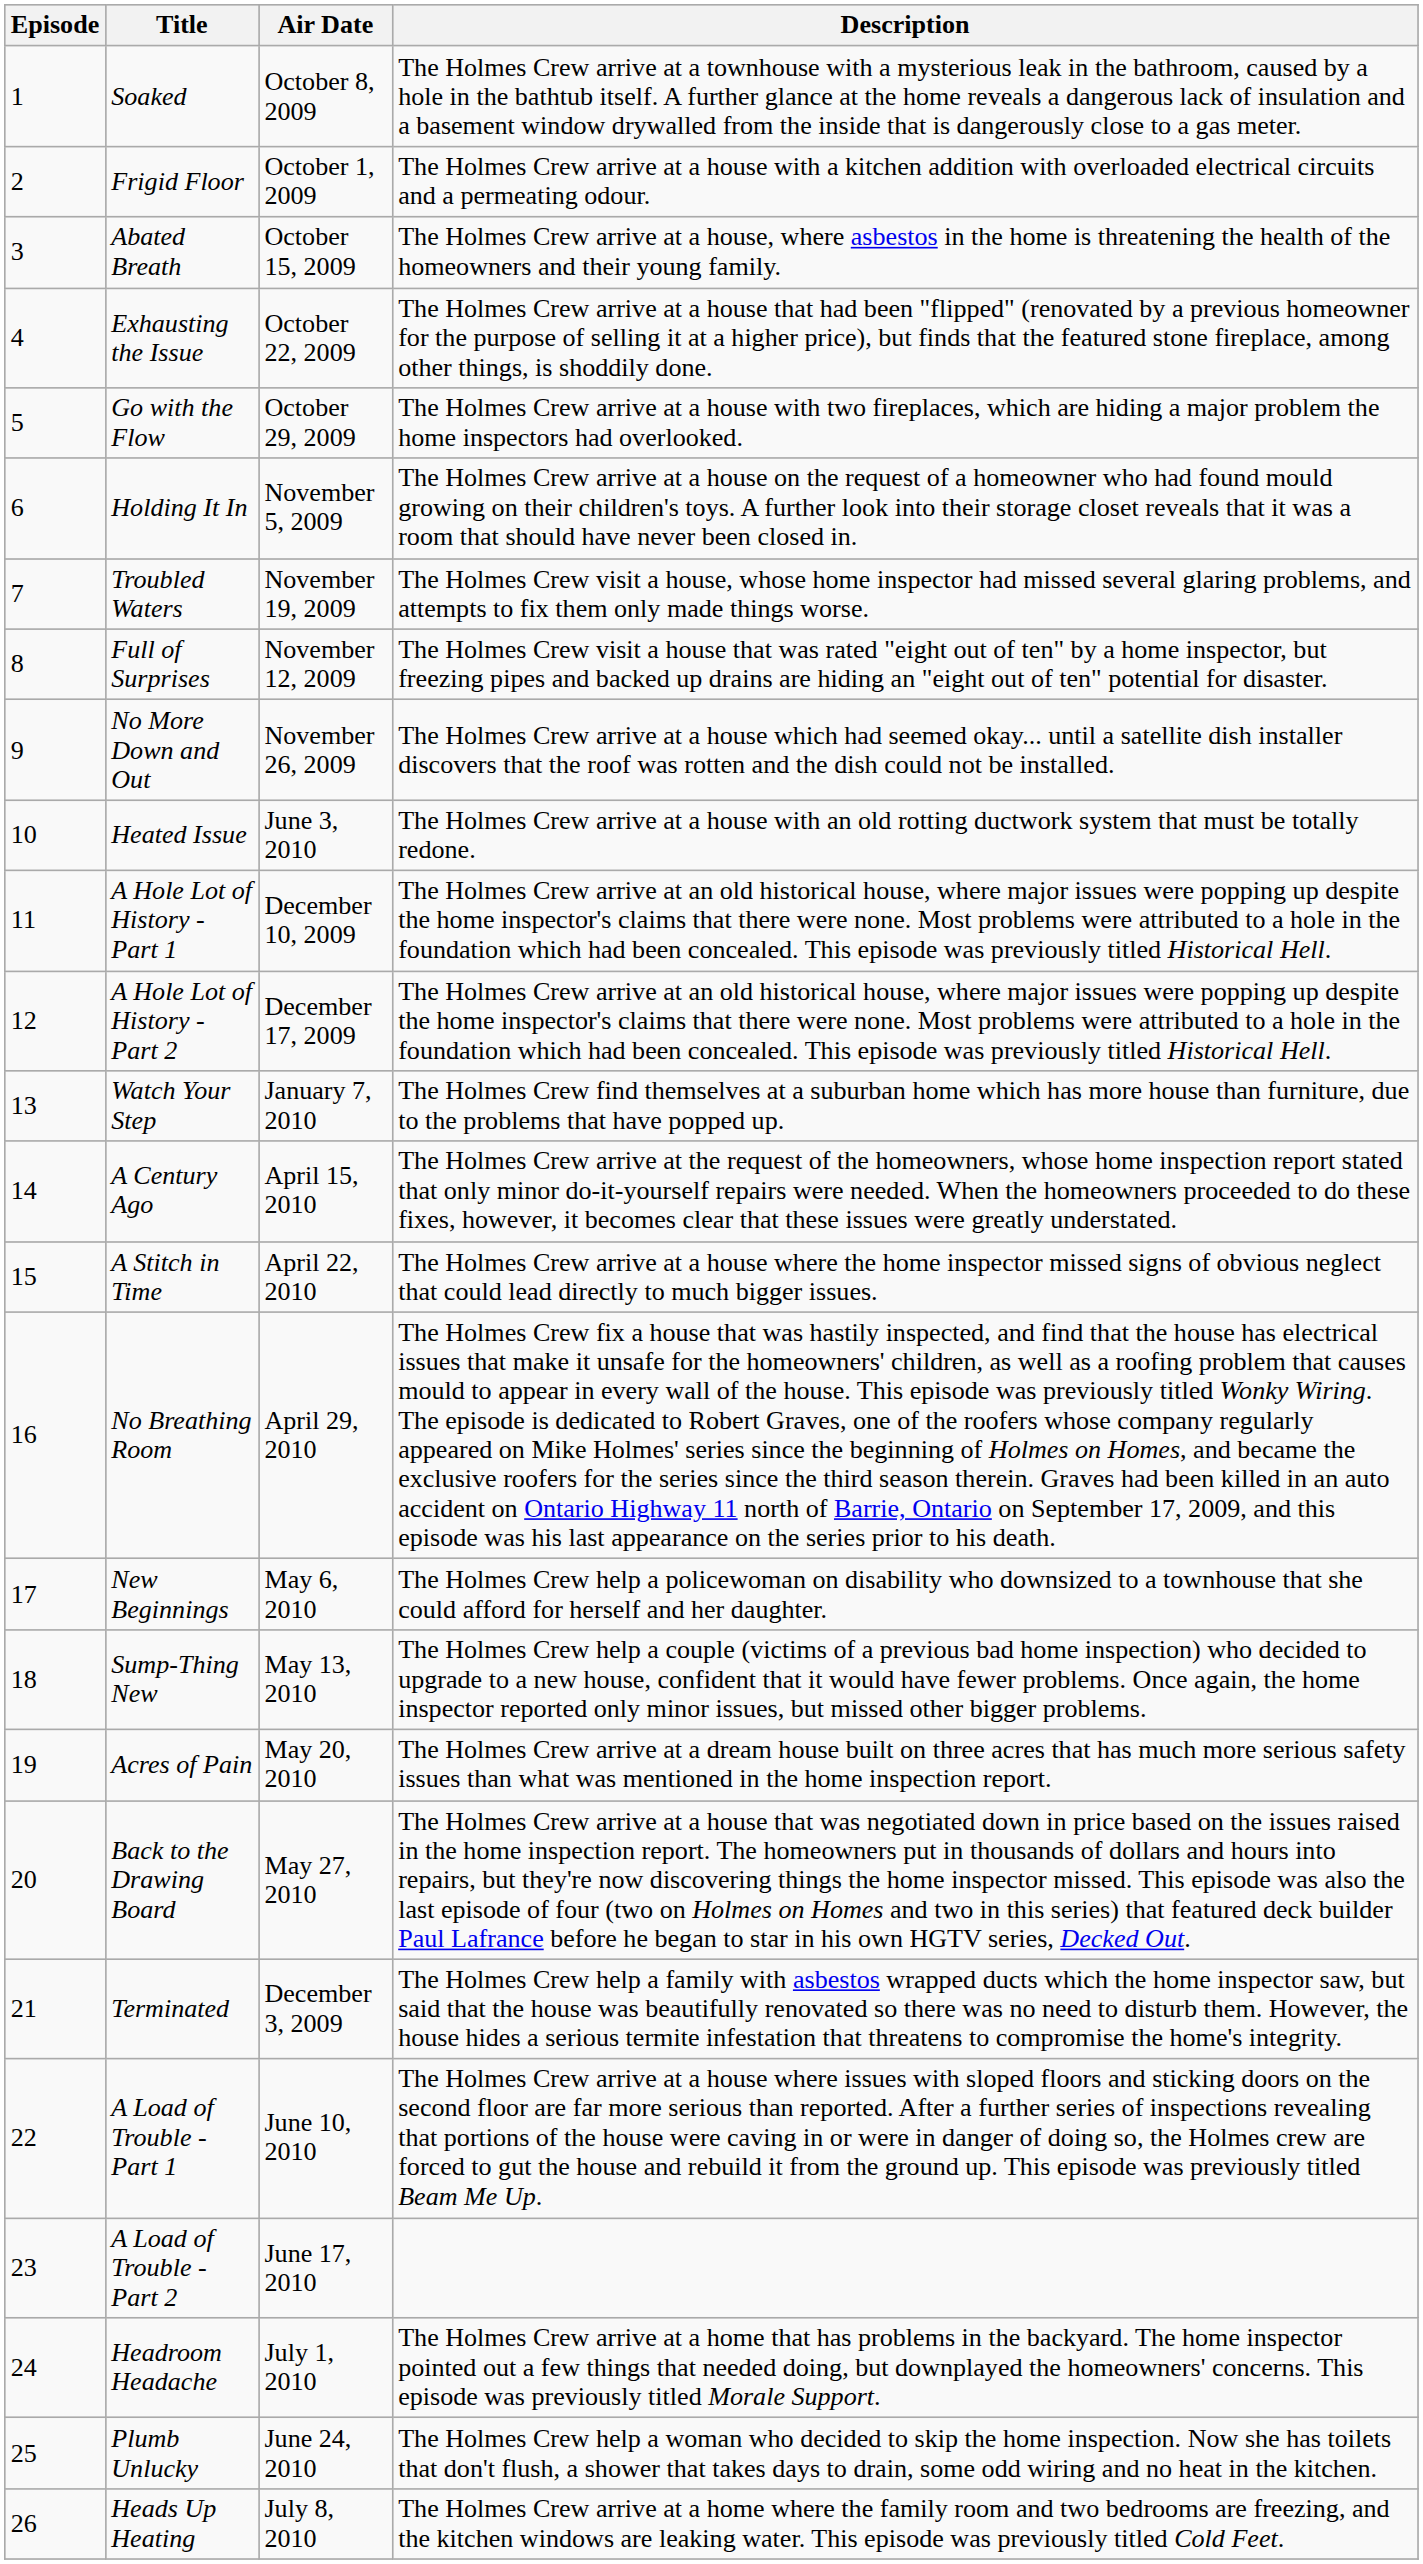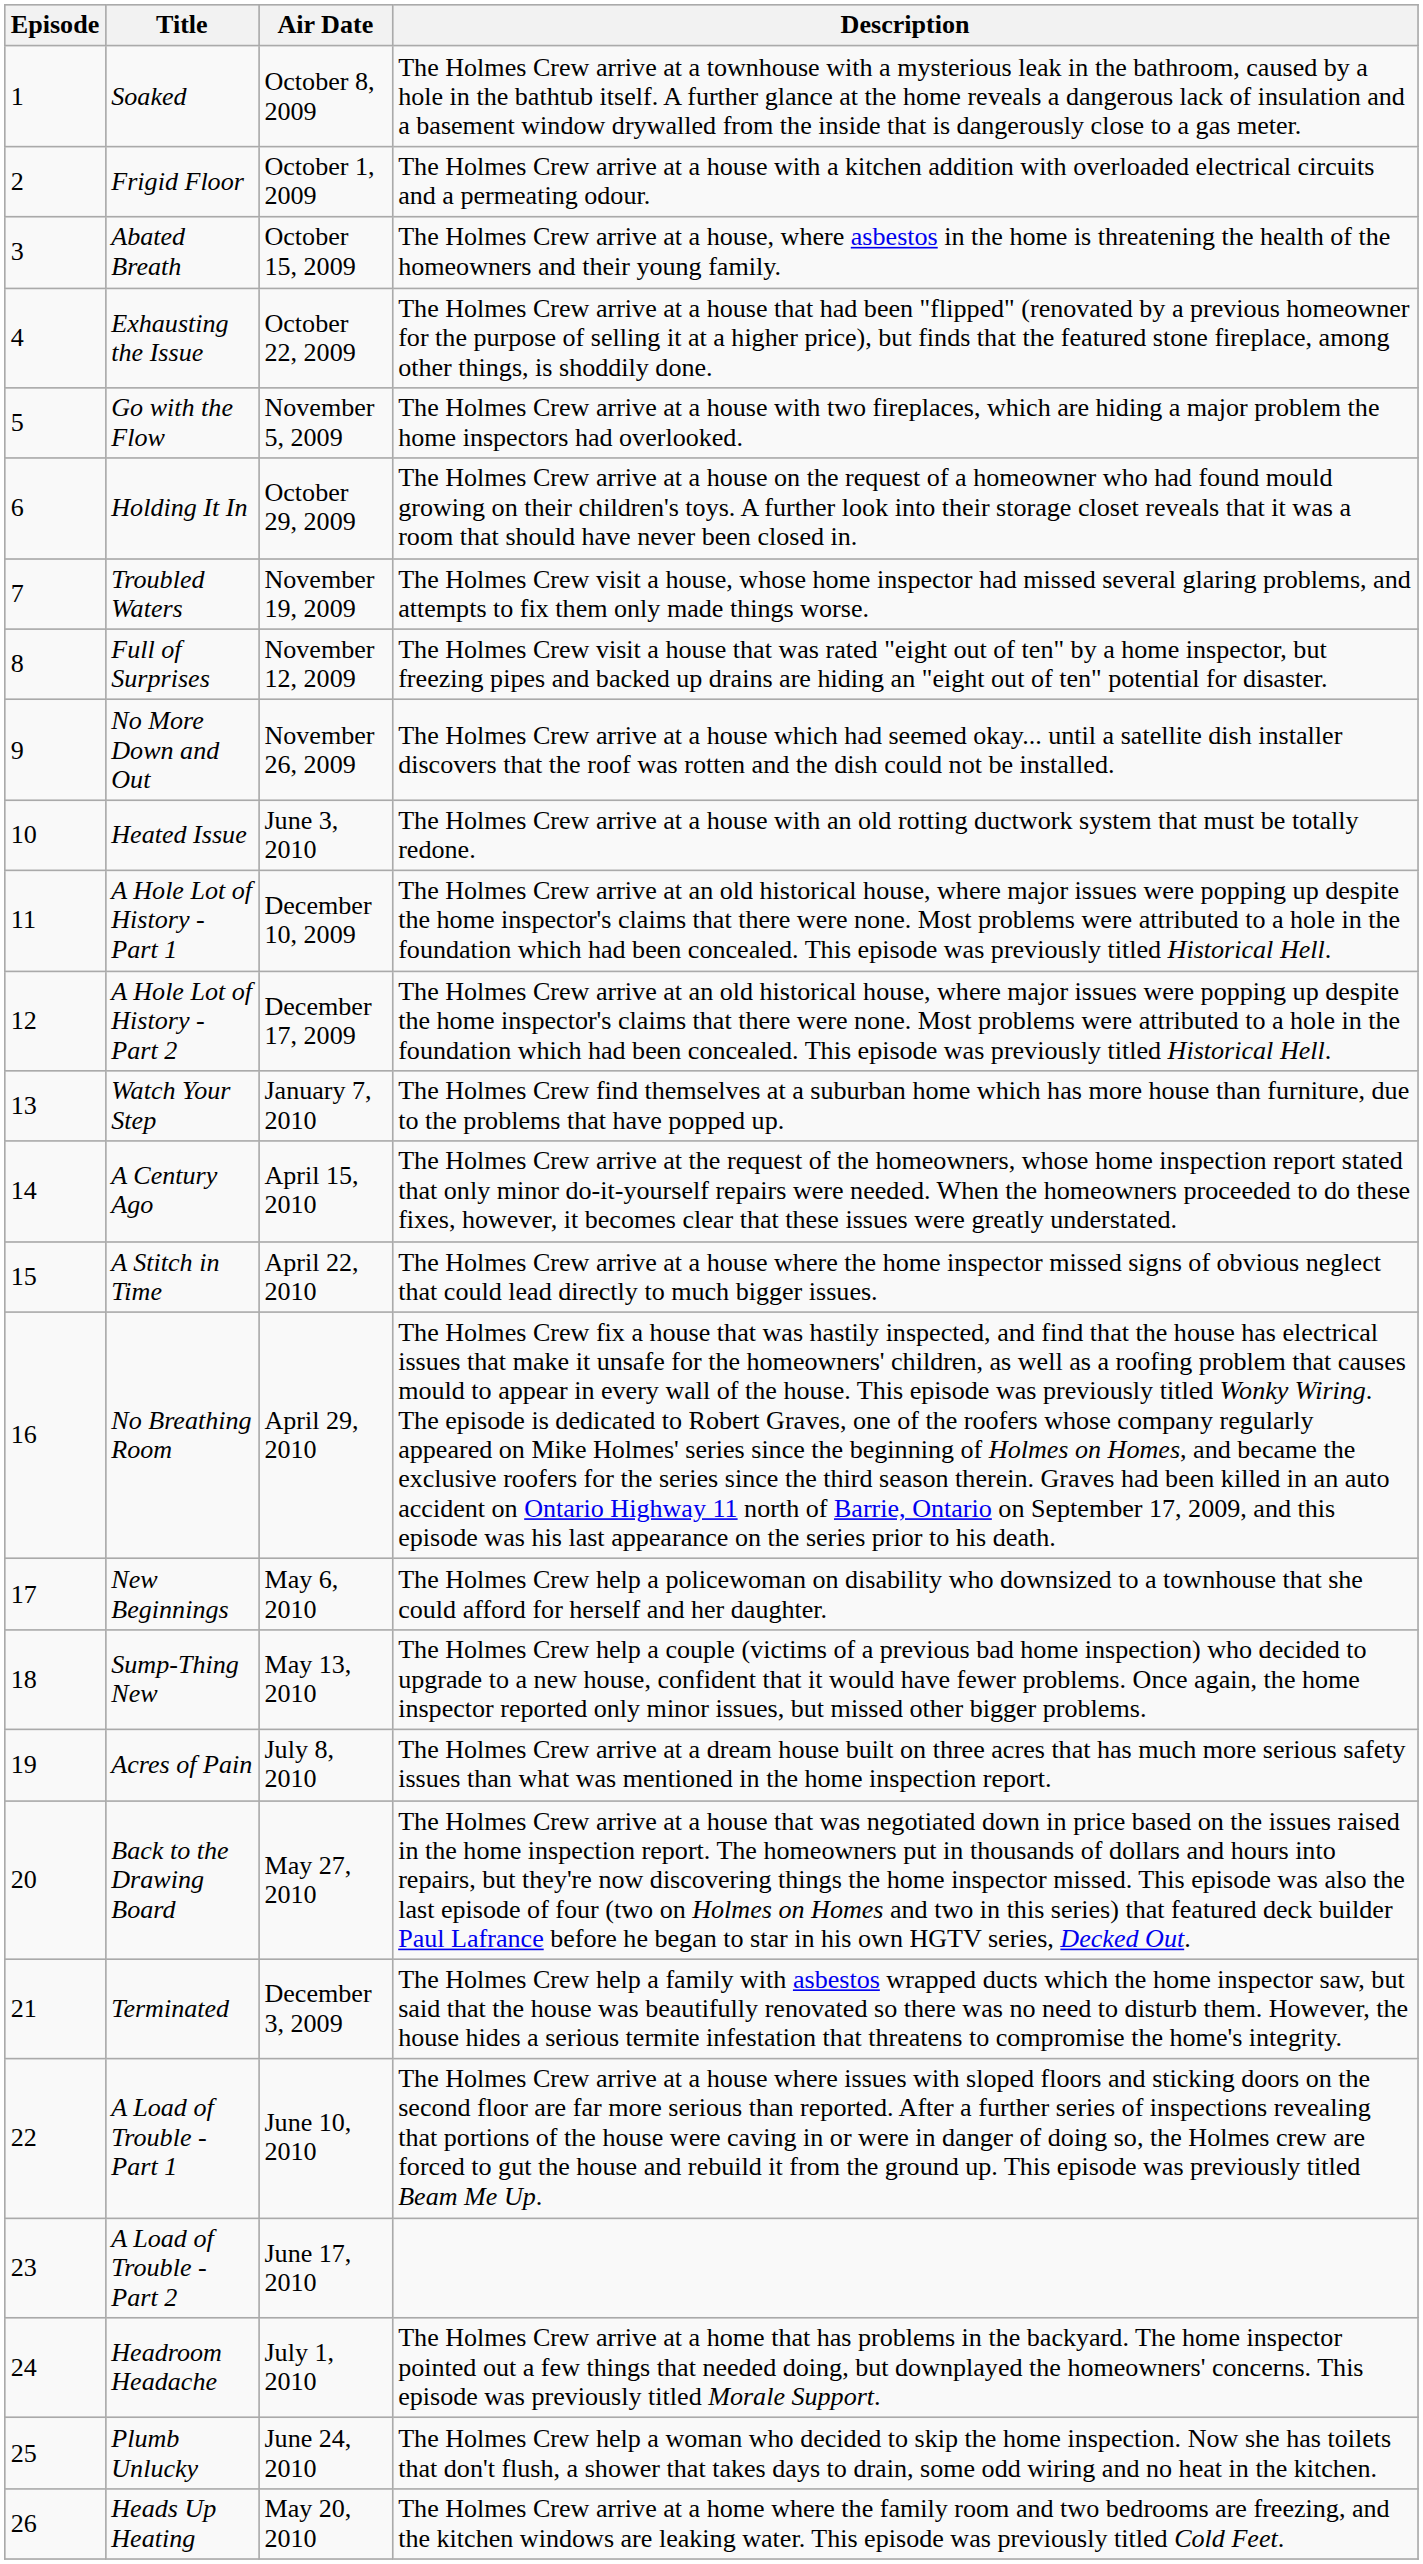(310, 422) October 29, 2009 -> (319, 422) November 5, 2009
(319, 508) November 5, 2009 -> (310, 508) October 29, 2009
(308, 1764) May 20, 2010 -> (299, 1764) July 8, 2010
(299, 2523) July 8, 2010 -> (308, 2523) May 20, 2010
